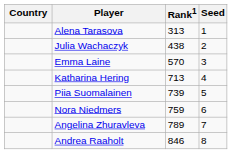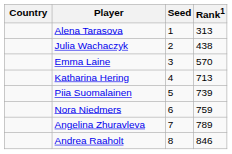columns swapped: (182, 13) <-> (213, 13)
